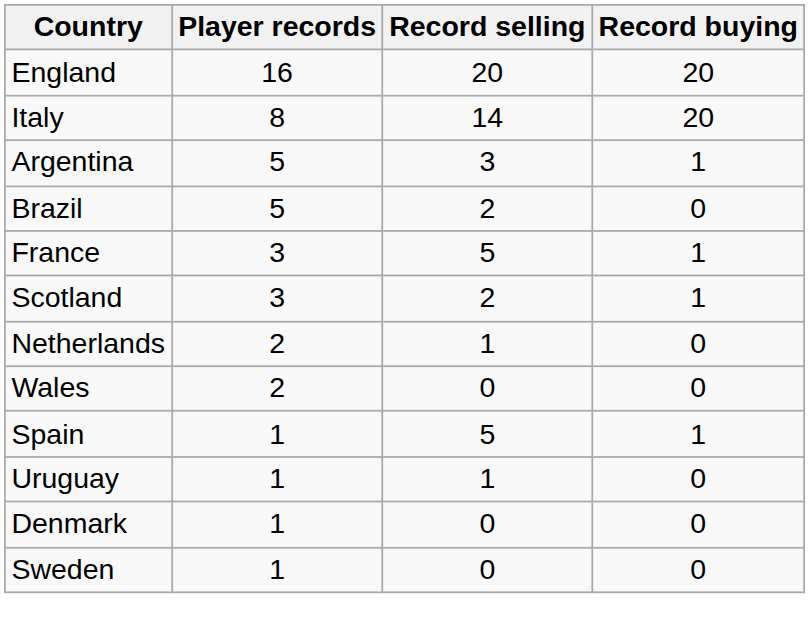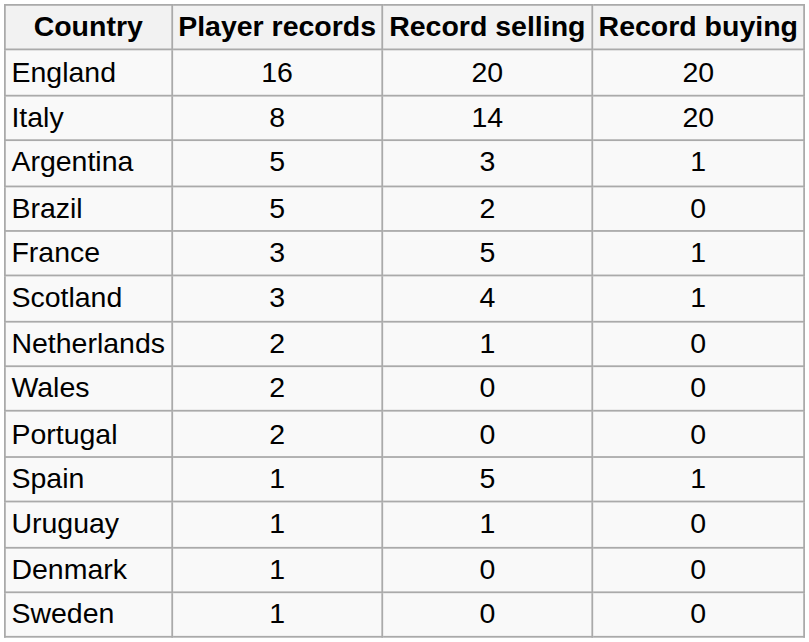(487, 298) 2 -> (487, 298) 4
+ row: (64, 433)
